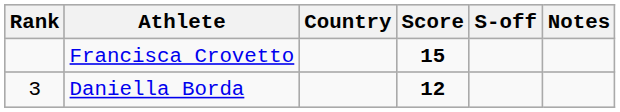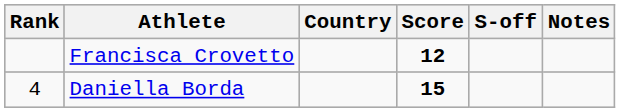(433, 56) 15 -> (433, 56) 12
(35, 90) 3 -> (35, 90) 4
(433, 90) 12 -> (433, 90) 15
